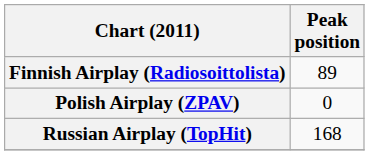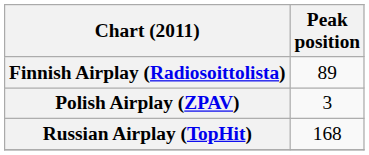(327, 103) 0 -> (327, 103) 3
